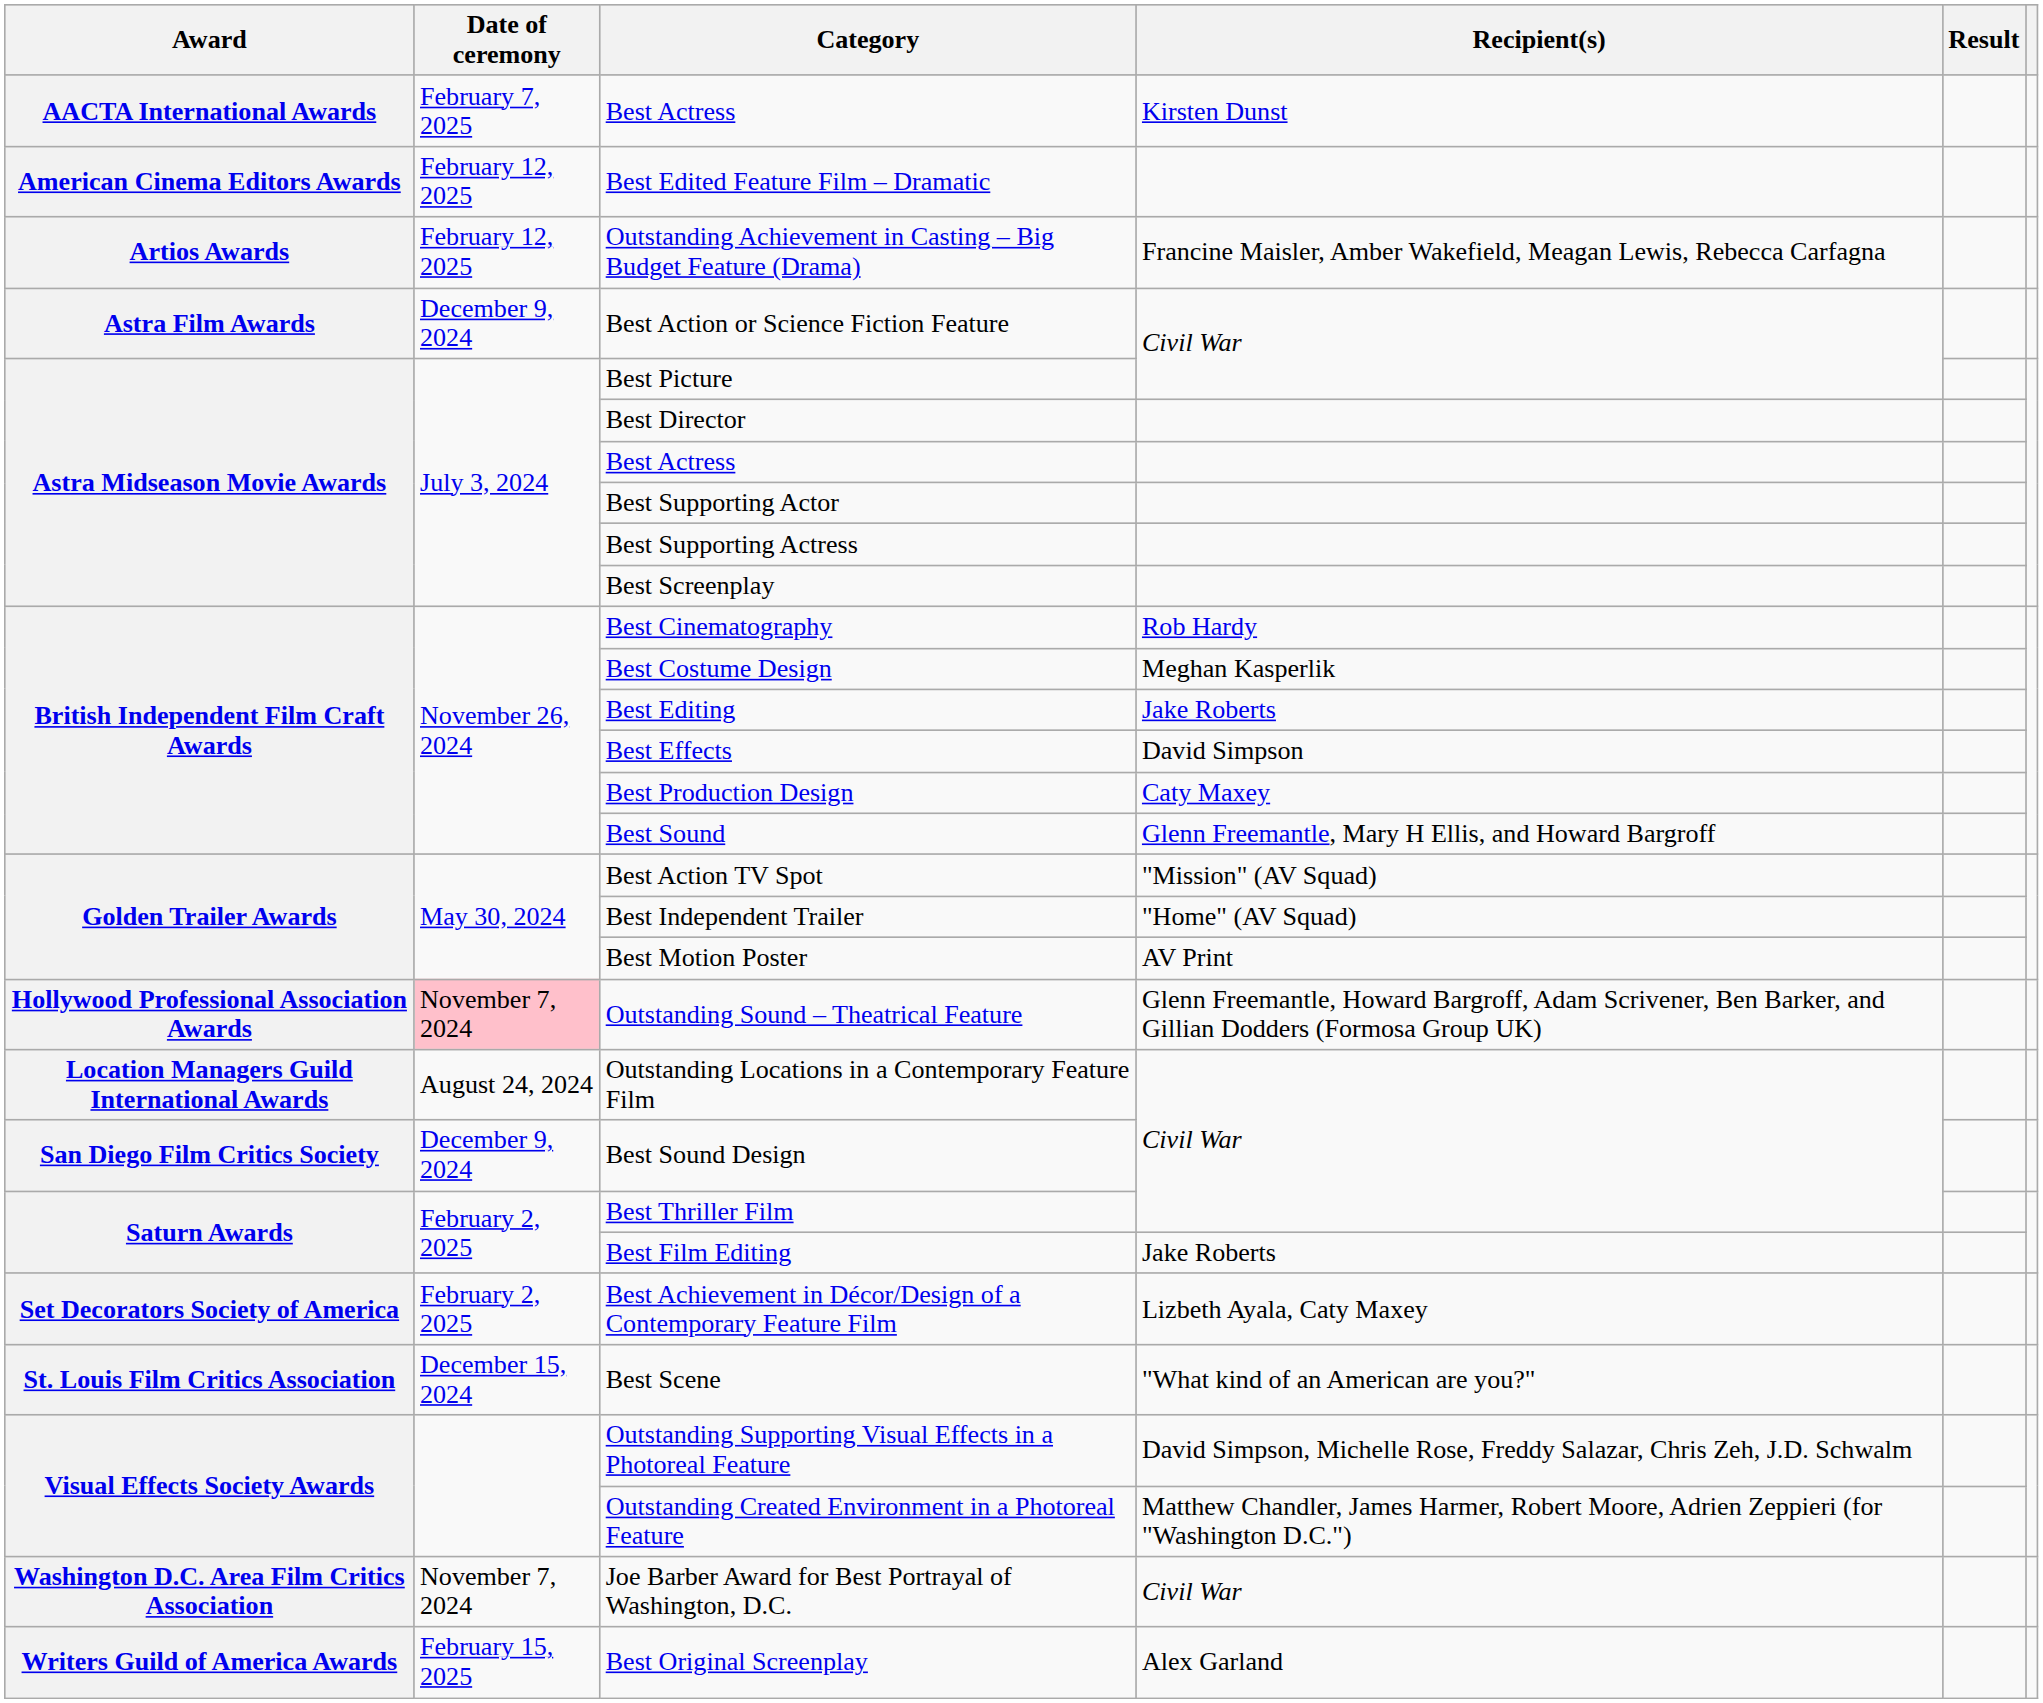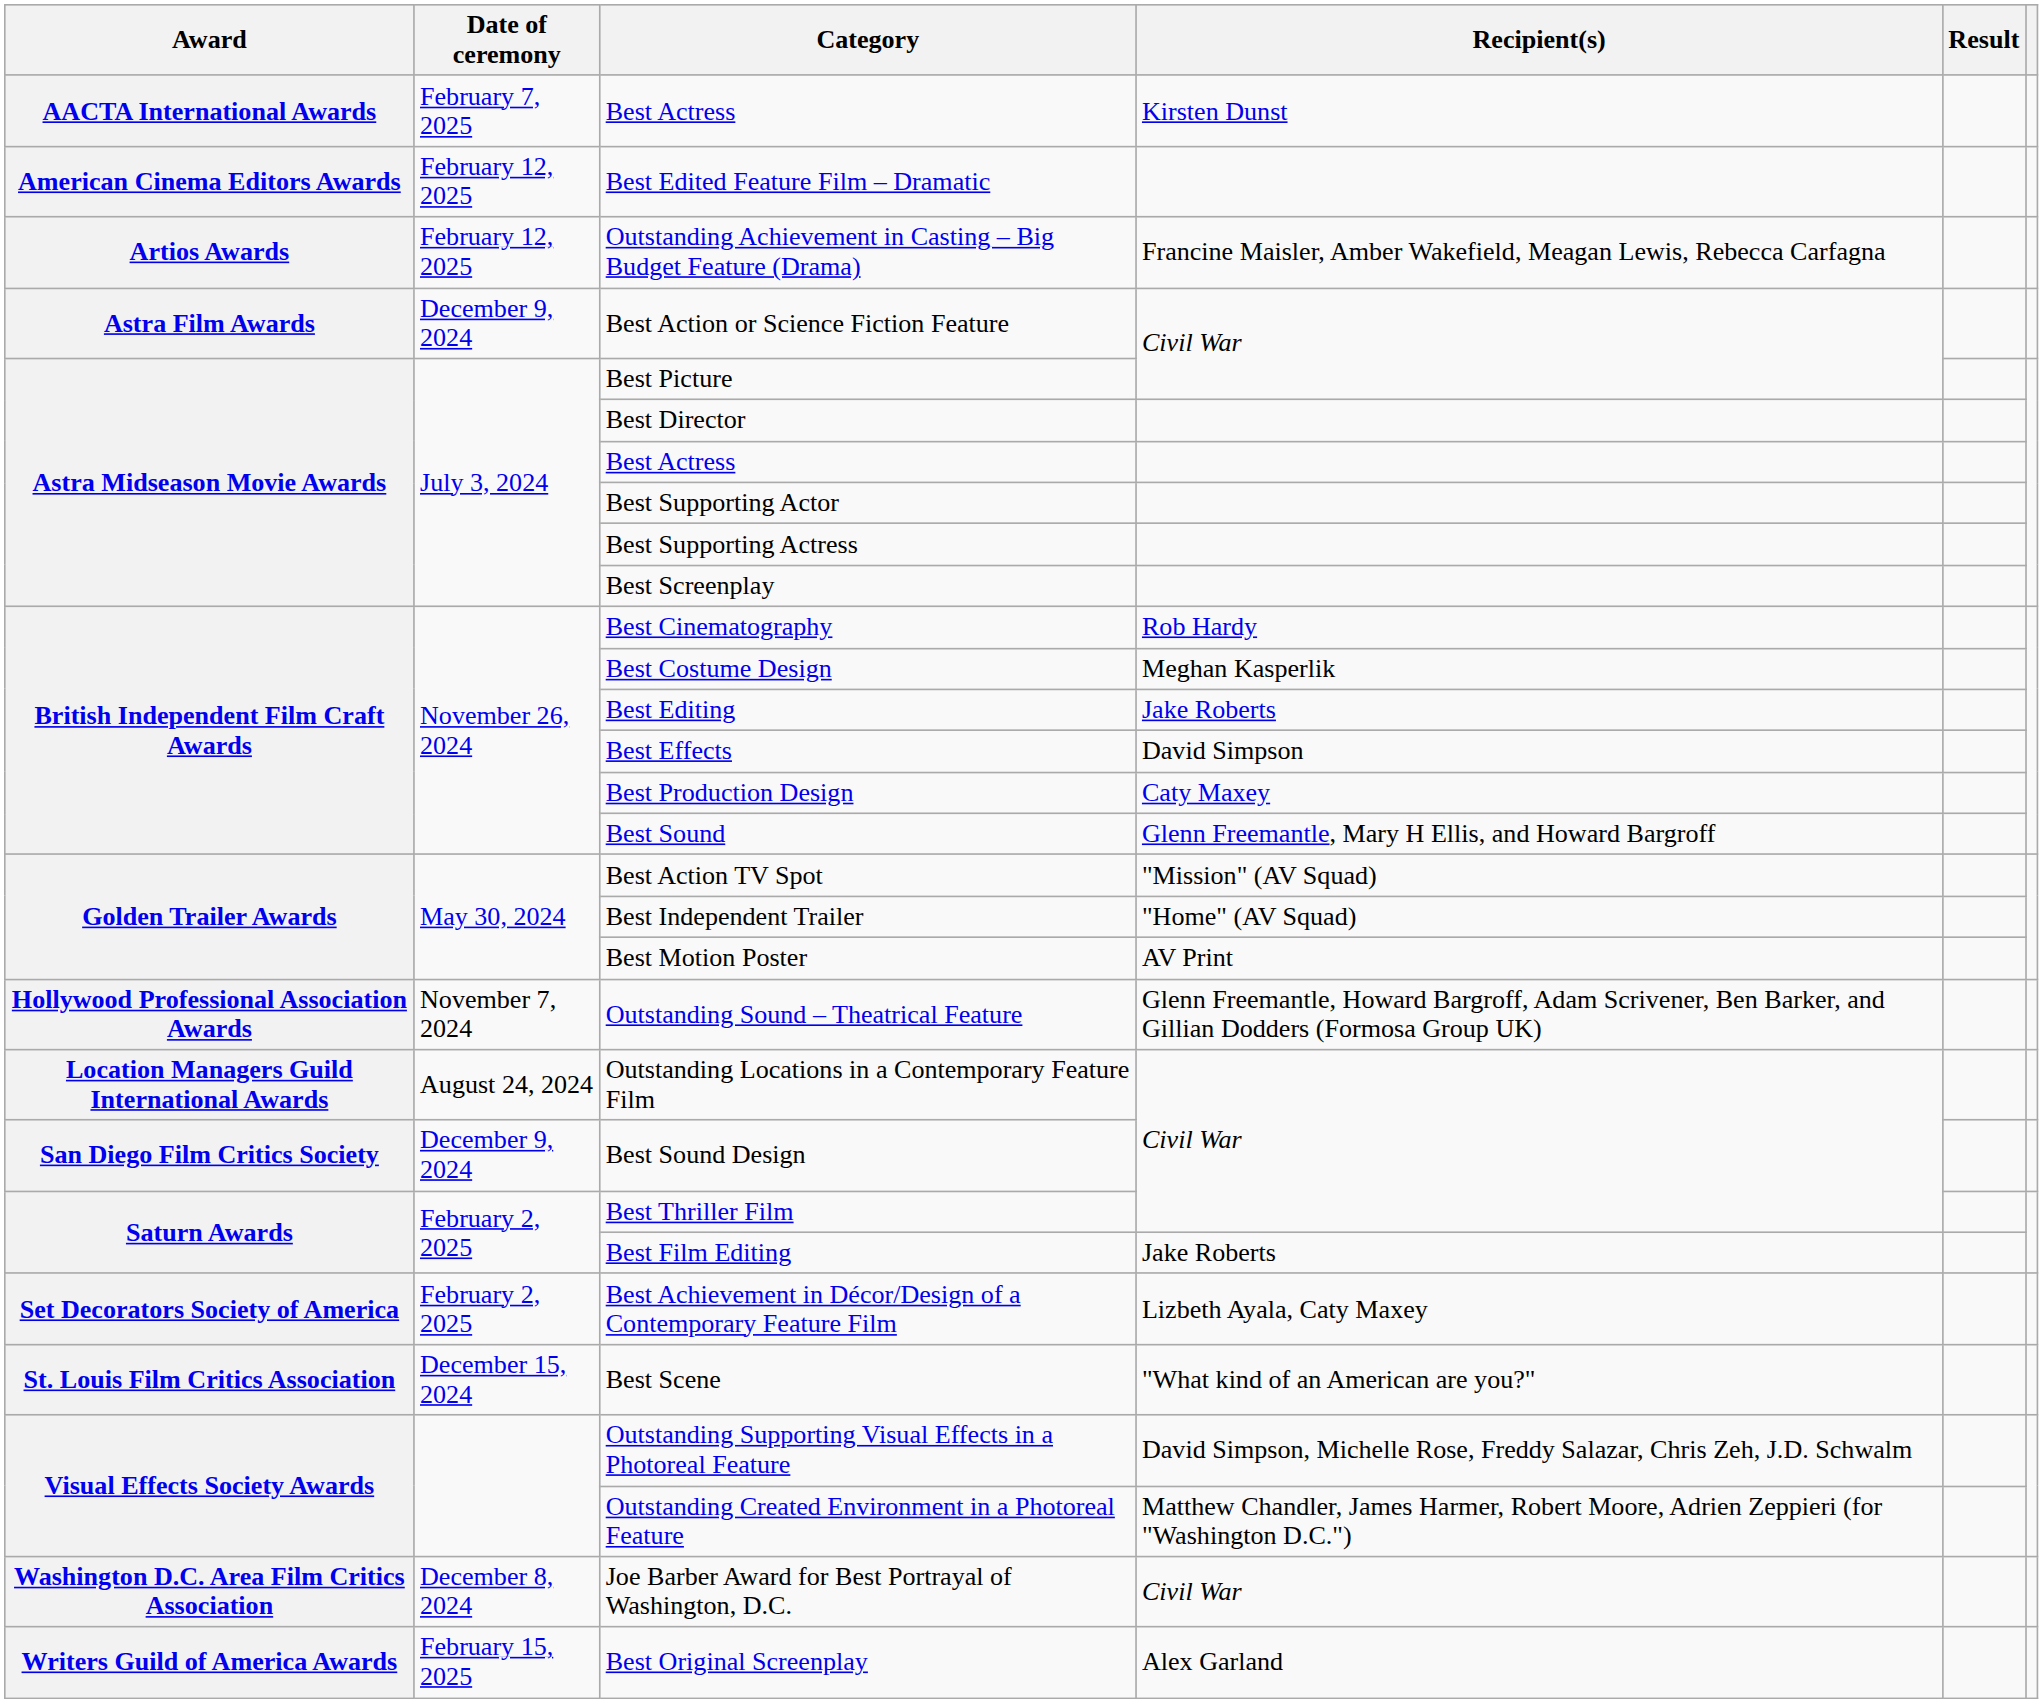(488, 1013) pink background -> (488, 1013) no background
(488, 1591) November 7, 2024 -> (487, 1591) December 8, 2024
